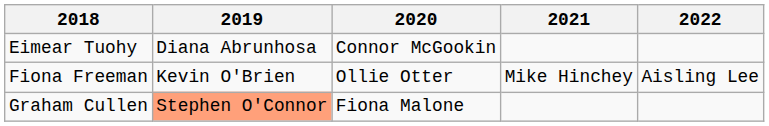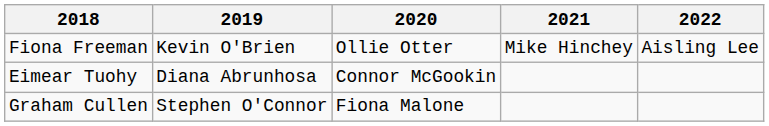rows swapped: (78, 77) <-> (73, 48)
(242, 106) lightsalmon background -> (242, 106) no background
